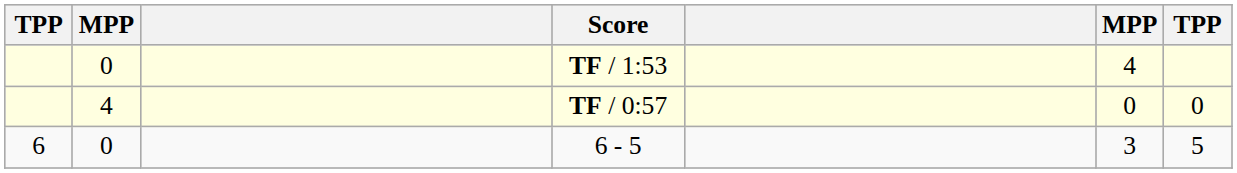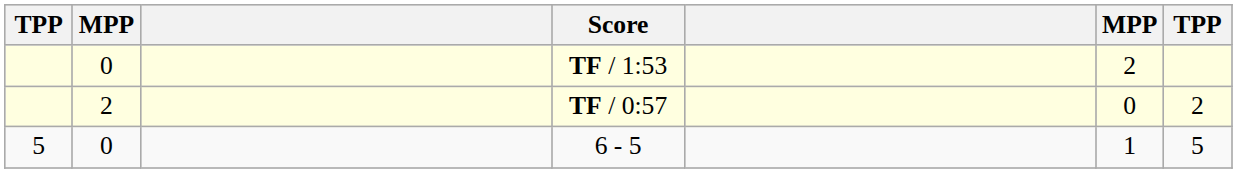(1130, 65) 4 -> (1130, 65) 2
(106, 106) 4 -> (106, 106) 2
(1198, 106) 0 -> (1198, 106) 2
(39, 146) 6 -> (39, 146) 5
(1130, 146) 3 -> (1130, 146) 1
